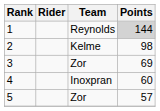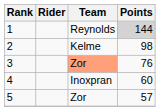(78, 64) no background -> (78, 64) lightsalmon background
(147, 64) 69 -> (147, 64) 76
